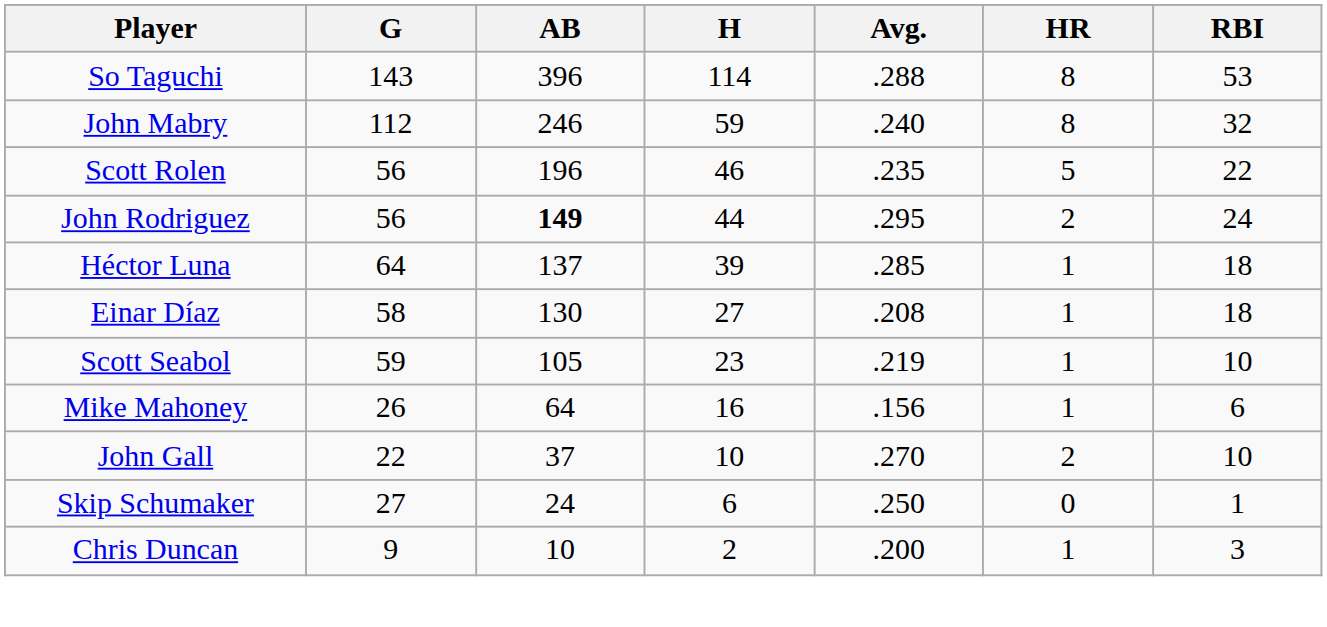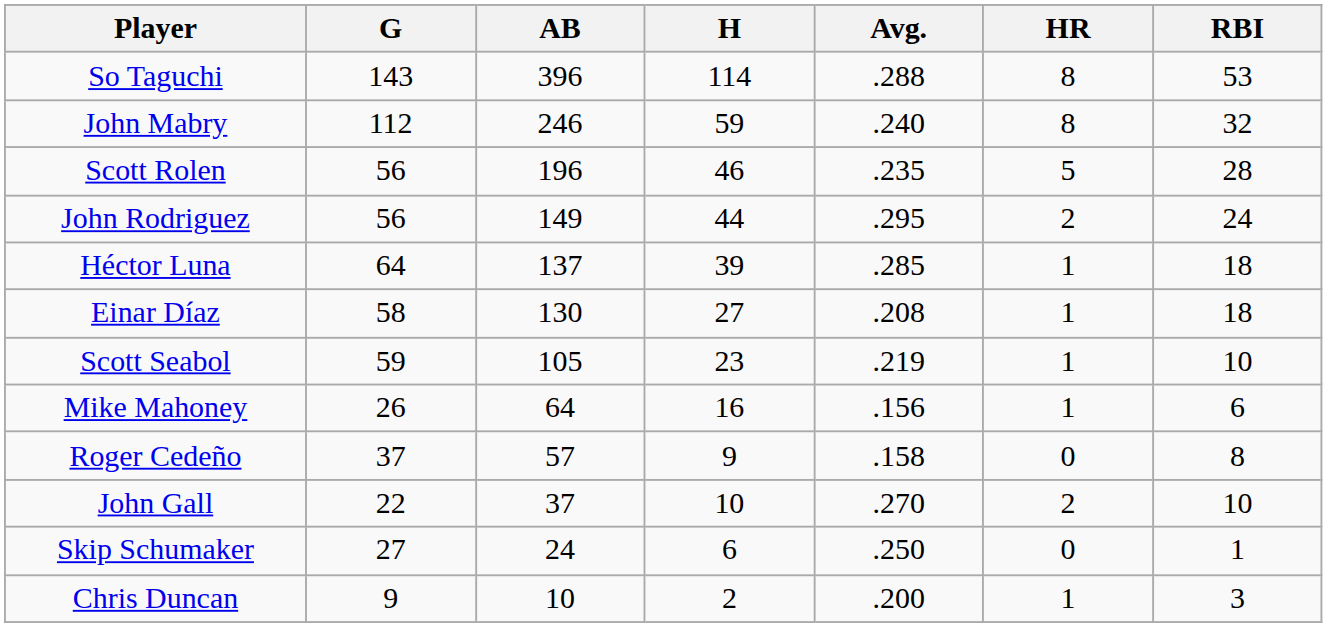(1237, 170) 22 -> (1237, 170) 28
(560, 218) bold -> (560, 218) normal
+ row: (155, 455)
